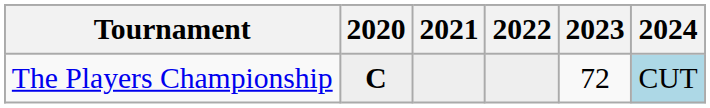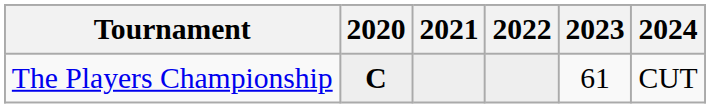(595, 77) 72 -> (595, 77) 61
(668, 77) lightblue background -> (668, 77) no background
